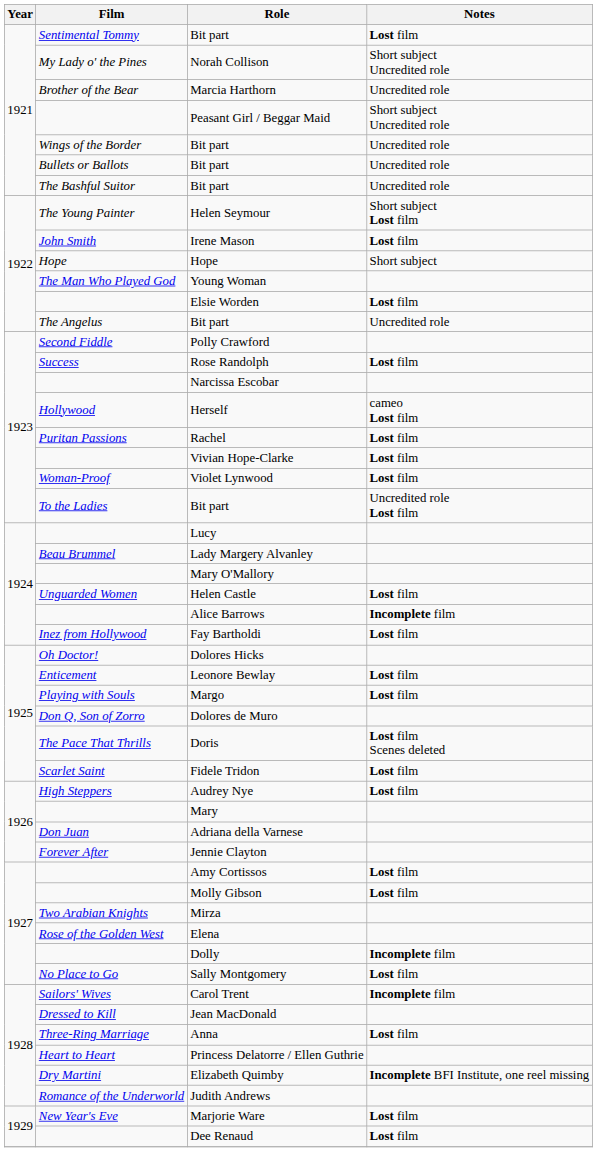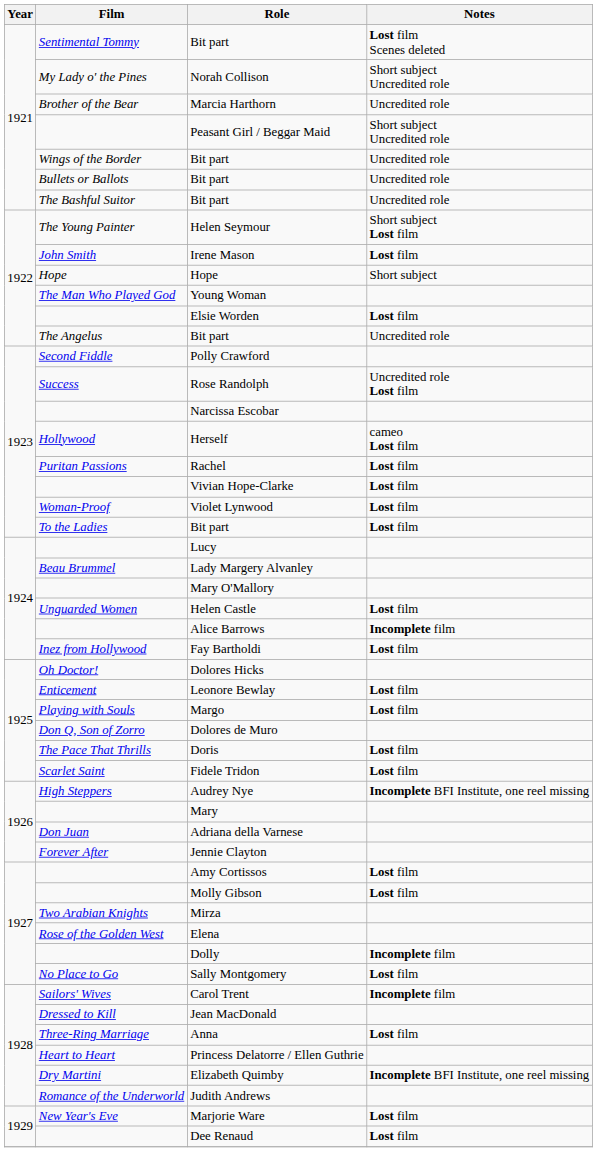(394, 34) Lost film -> (407, 42) Lost film Scenes deleted
(394, 362) Lost film -> (409, 383) Uncredited role Lost film
(409, 505) Uncredited role Lost film -> (394, 527) Lost film
(407, 743) Lost film Scenes deleted -> (394, 750) Lost film
(394, 791) Lost film -> (479, 791) Incomplete BFI Institute, one reel missing
